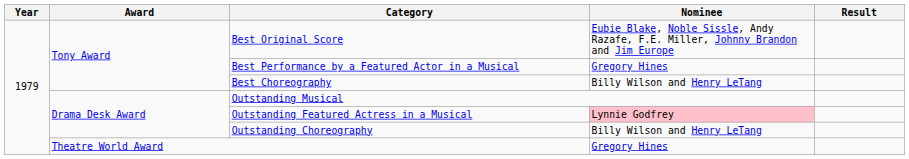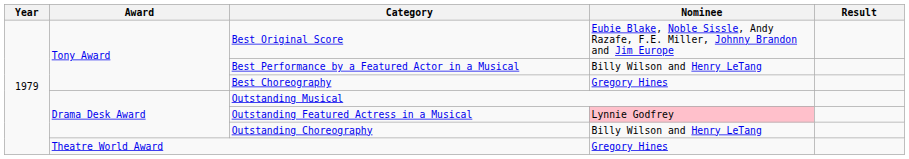(630, 67) Gregory Hines -> (677, 67) Billy Wilson and Henry LeTang
(677, 82) Billy Wilson and Henry LeTang -> (630, 82) Gregory Hines
